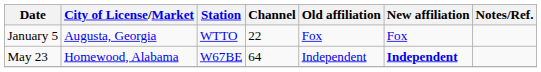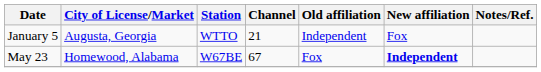(255, 35) 22 -> (255, 35) 21
(312, 35) Fox -> (334, 35) Independent
(255, 56) 64 -> (255, 56) 67
(334, 56) Independent -> (312, 56) Fox
